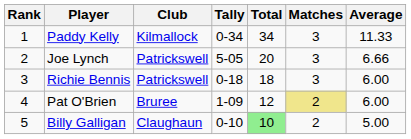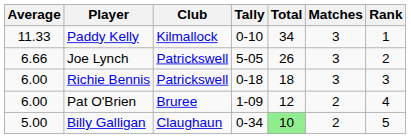columns swapped: (24, 15) <-> (376, 15)
(230, 36) 0-34 -> (249, 36) 0-10
(267, 58) 20 -> (286, 58) 26
(316, 101) khaki background -> (336, 101) no background
(230, 123) 0-10 -> (249, 123) 0-34
